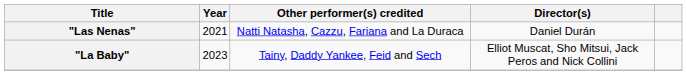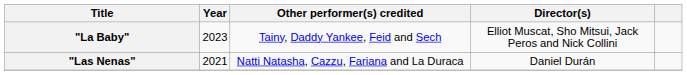rows swapped: (102, 31) <-> (102, 55)
